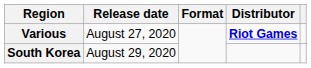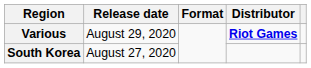(131, 33) August 27, 2020 -> (131, 33) August 29, 2020
(131, 53) August 29, 2020 -> (131, 53) August 27, 2020
